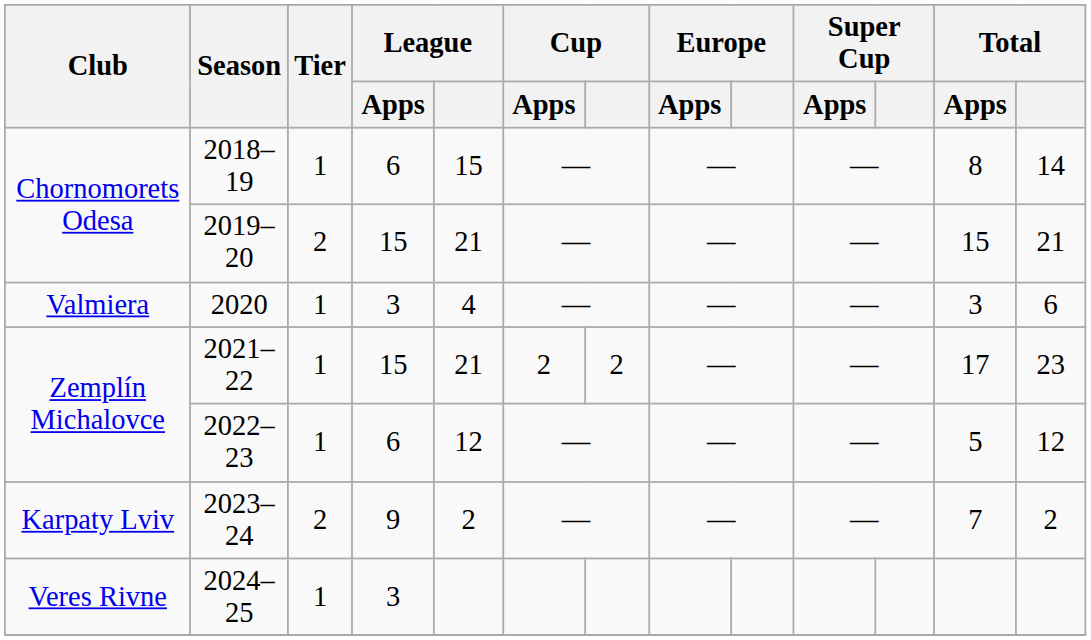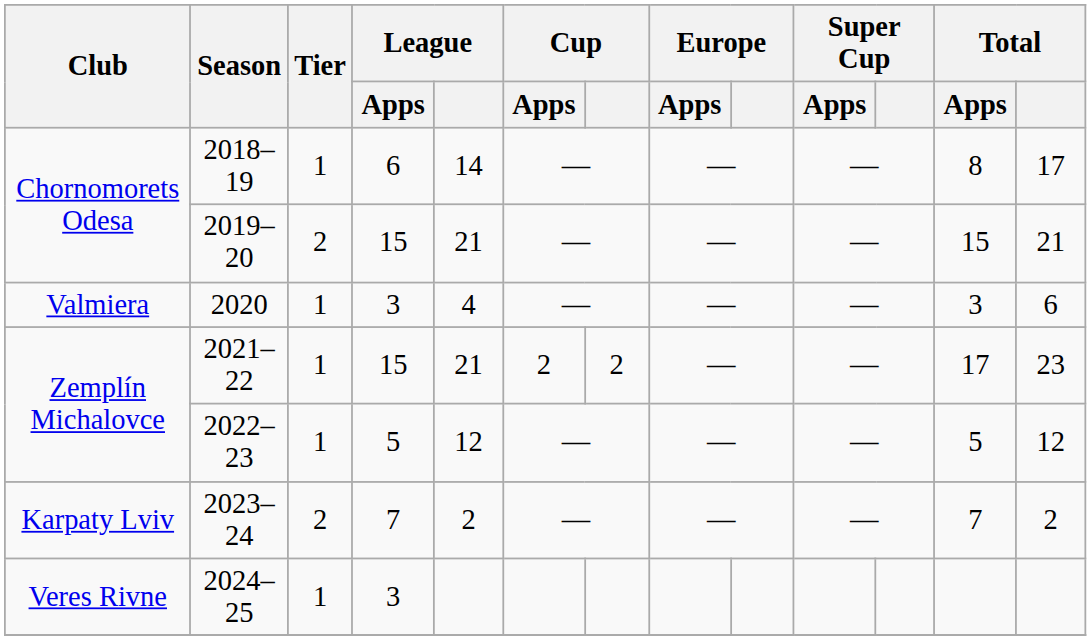(469, 165) 15 -> (469, 165) 14
(1051, 165) 14 -> (1051, 165) 17
(393, 442) 6 -> (393, 442) 5
(393, 519) 9 -> (393, 519) 7
